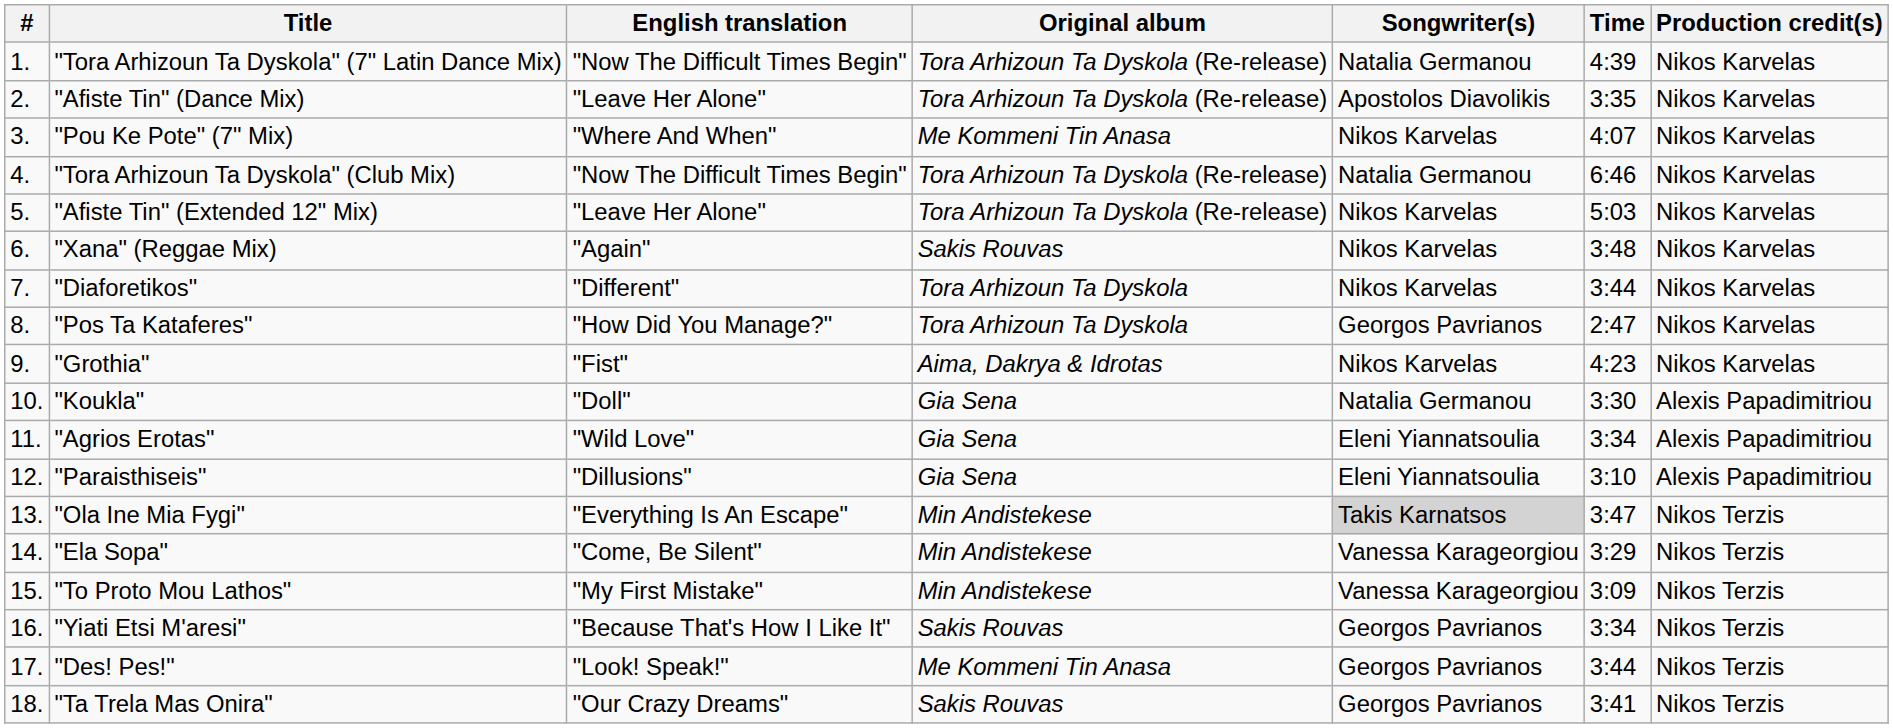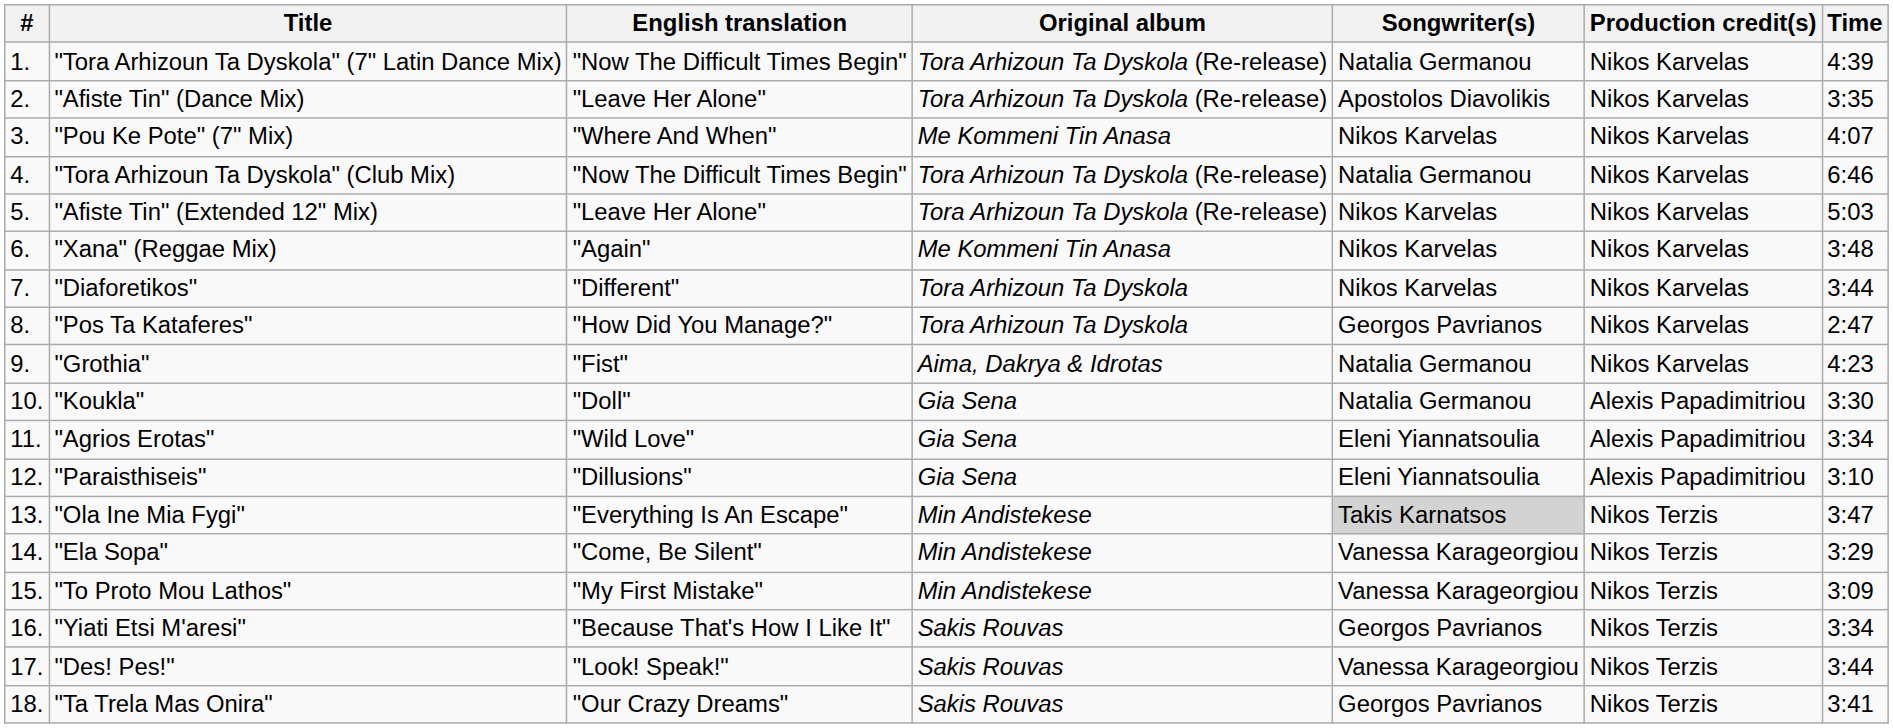columns swapped: (1769, 23) <-> (1617, 23)
(991, 250) Sakis Rouvas -> (1044, 250) Me Kommeni Tin Anasa
(1418, 363) Nikos Karvelas -> (1435, 363) Natalia Germanou
(1044, 666) Me Kommeni Tin Anasa -> (991, 666) Sakis Rouvas
(1440, 666) Georgos Pavrianos -> (1458, 666) Vanessa Karageorgiou
